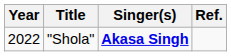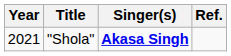(24, 39) 2022 -> (24, 39) 2021
